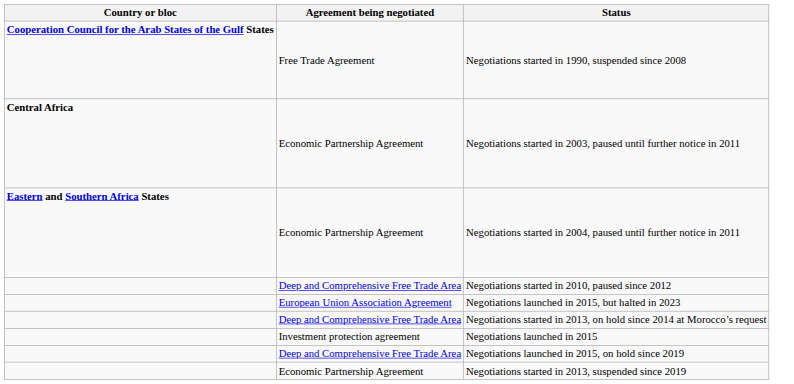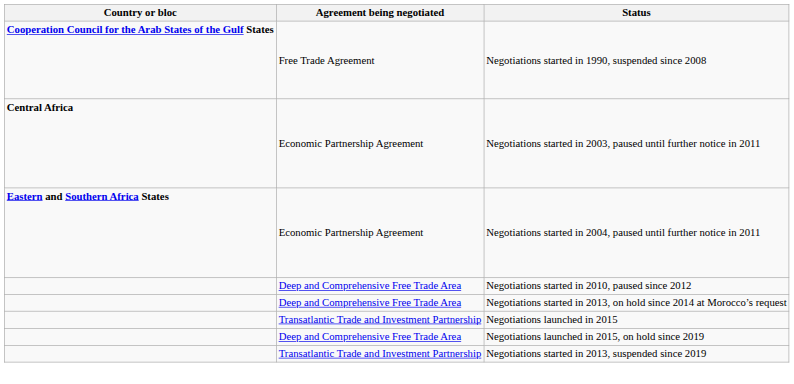- row: (573, 303)
(349, 337) Investment protection agreement -> (380, 320) Transatlantic Trade and Investment Partnership
(351, 371) Economic Partnership Agreement -> (380, 354) Transatlantic Trade and Investment Partnership
